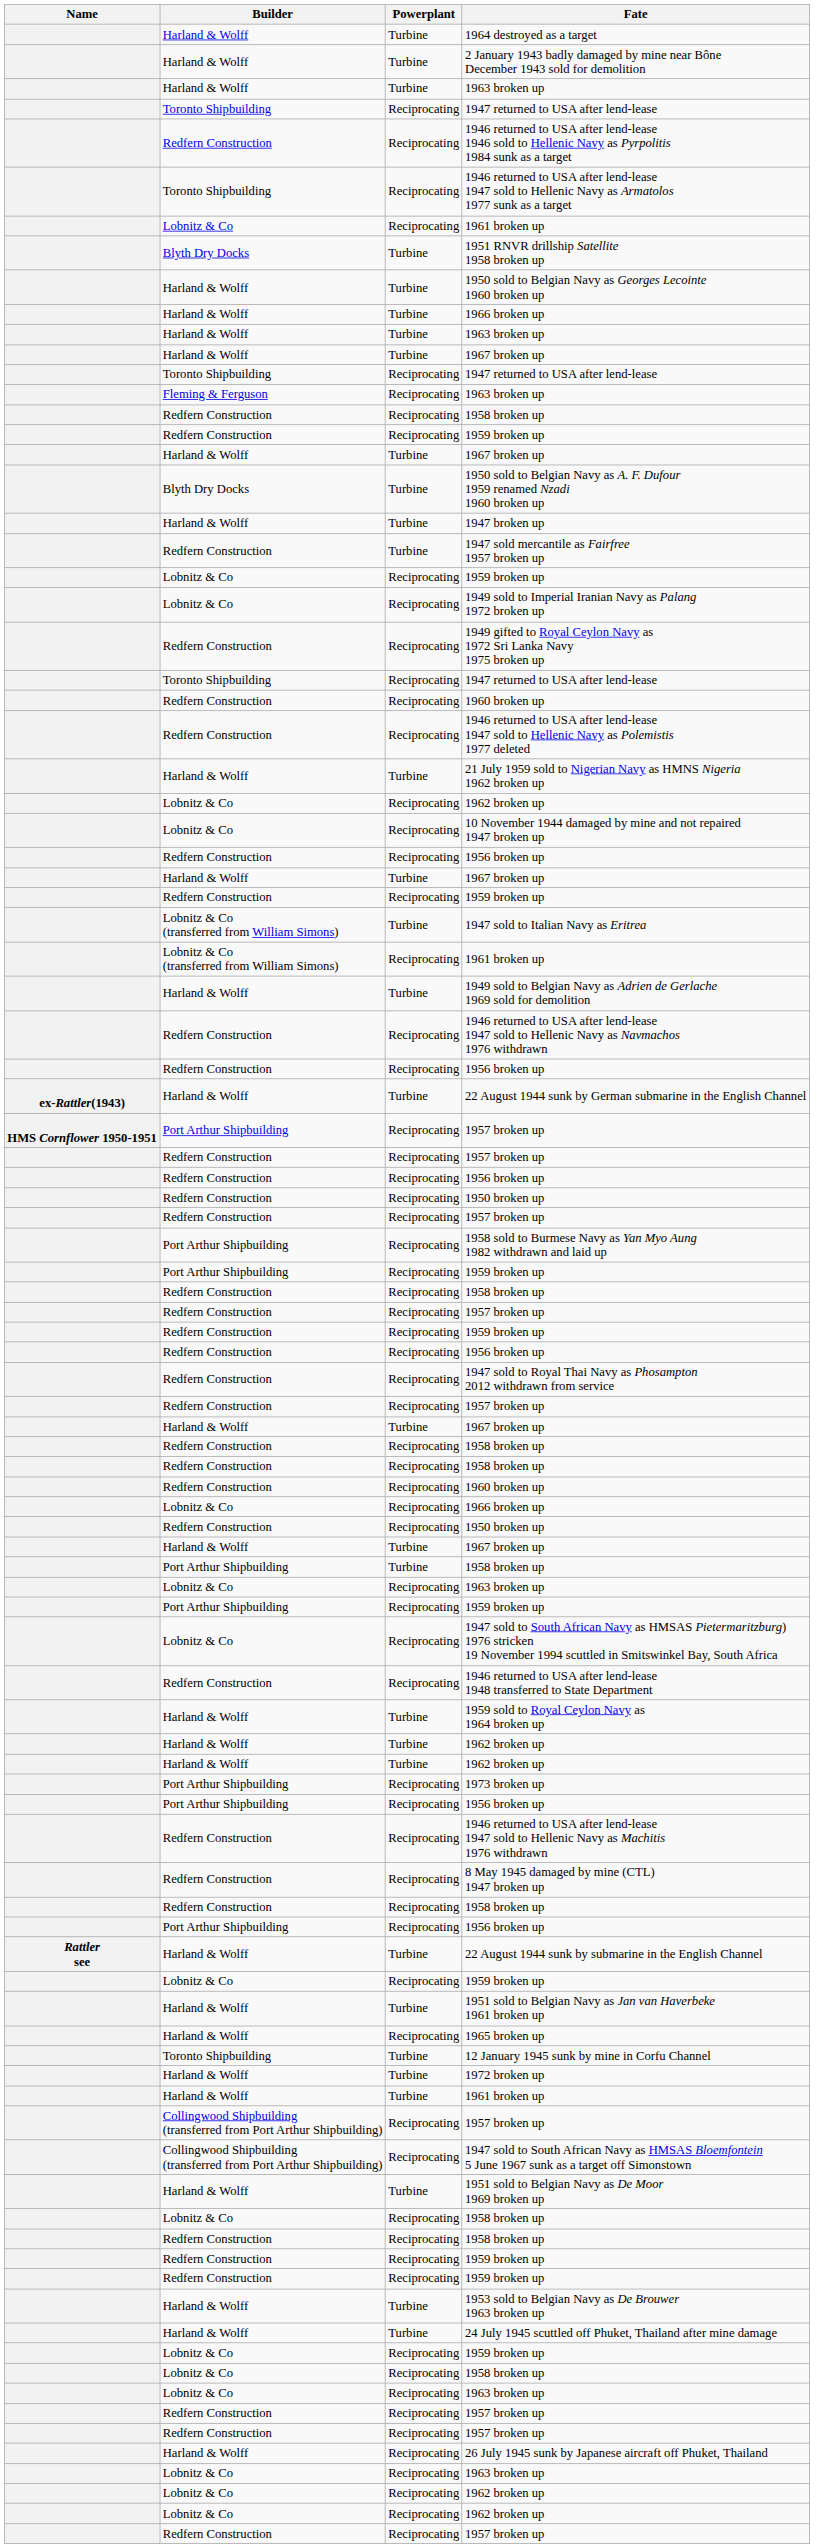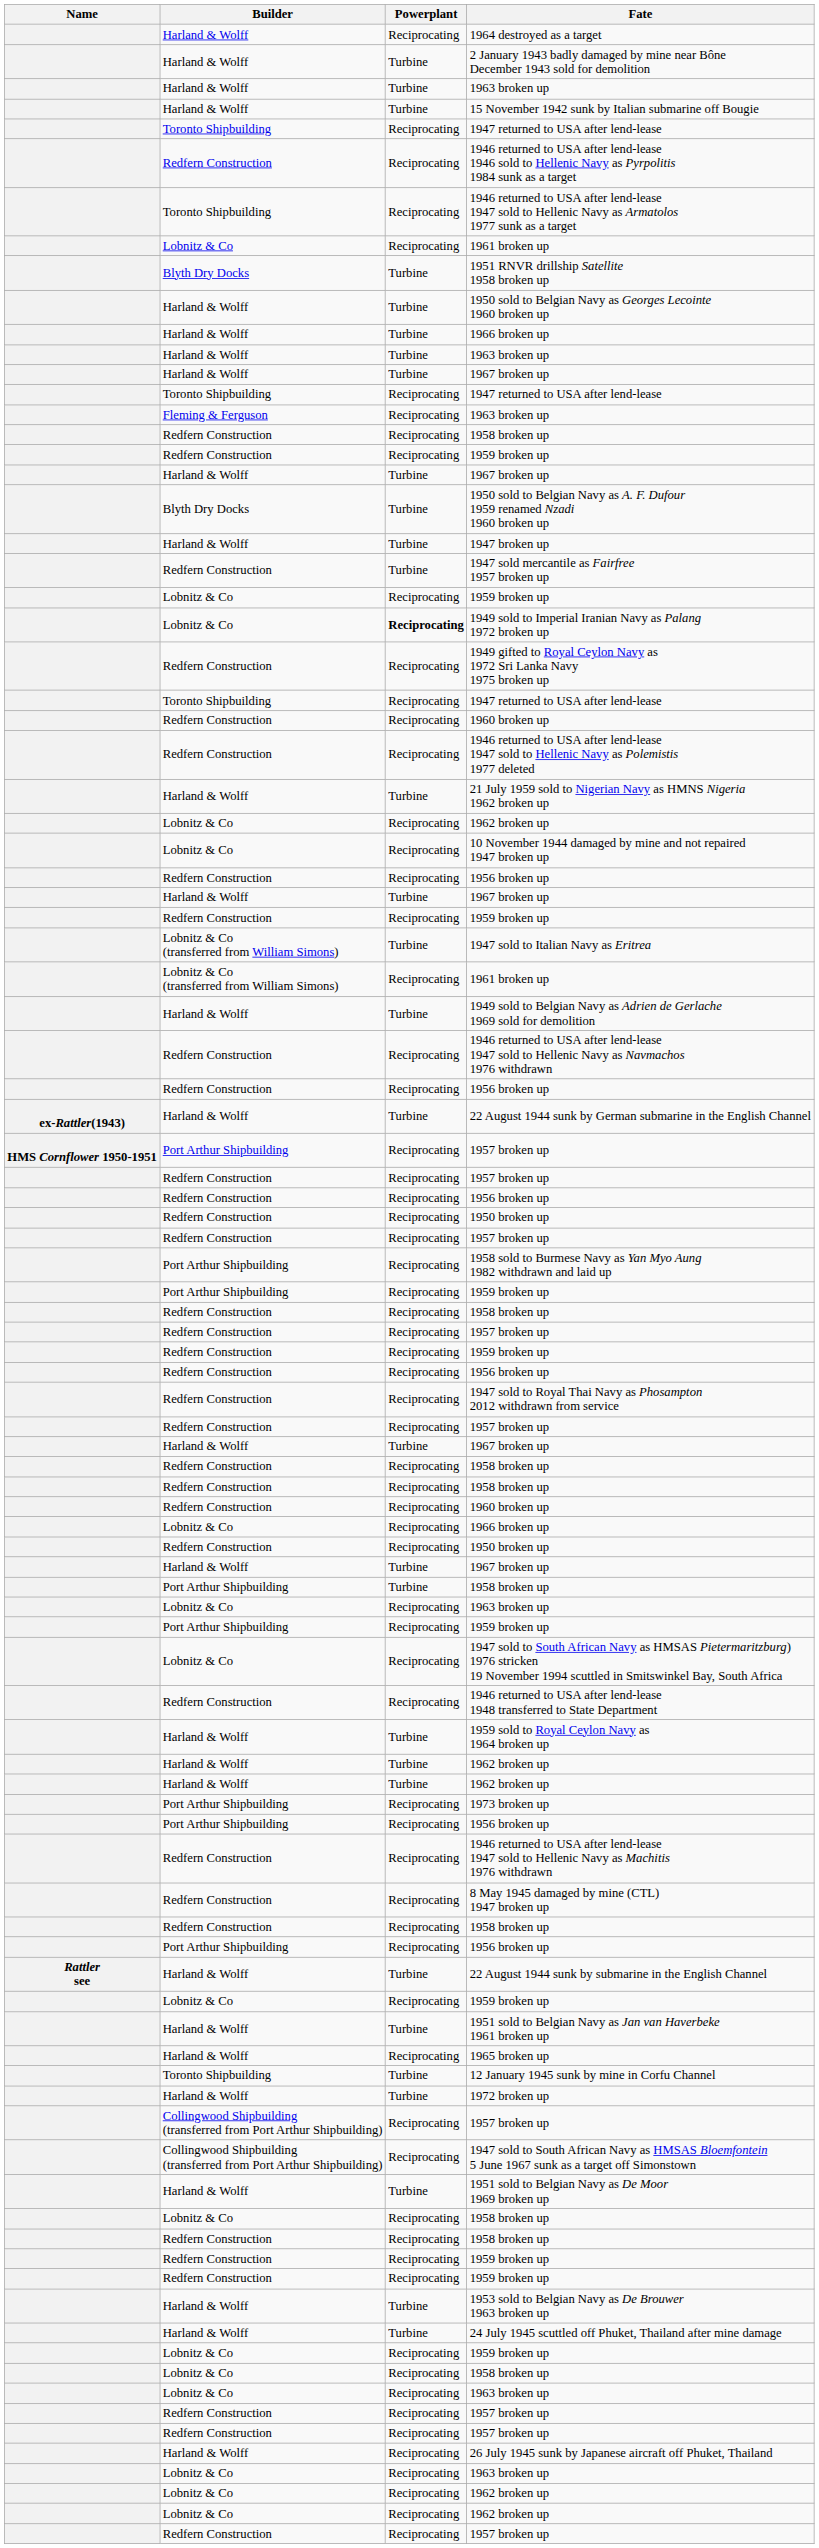(408, 34) Turbine -> (424, 34) Reciprocating
+ row: (206, 108)
(424, 604) normal -> (426, 624) bold
- row: (206, 2095)
